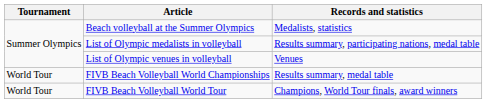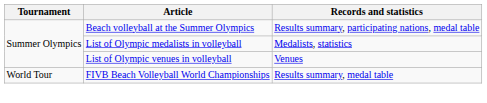(313, 28) Medalists, statistics -> (377, 28) Results summary, participating nations, medal table
(377, 43) Results summary, participating nations, medal table -> (313, 43) Medalists, statistics
- row: (156, 91)
